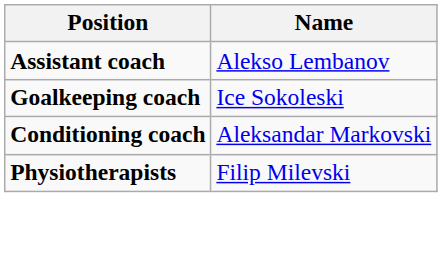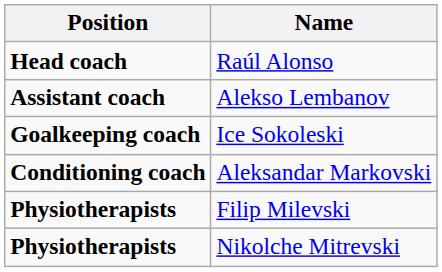+ row: (275, 60)
+ row: (308, 246)
